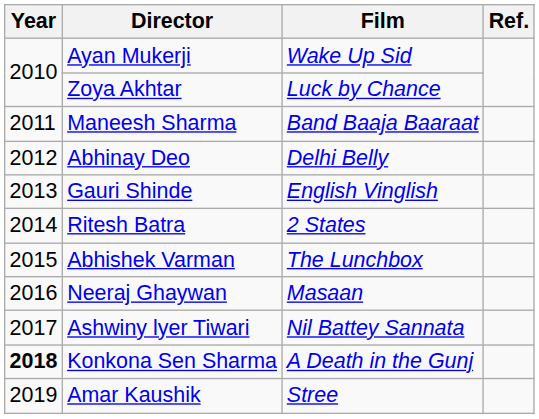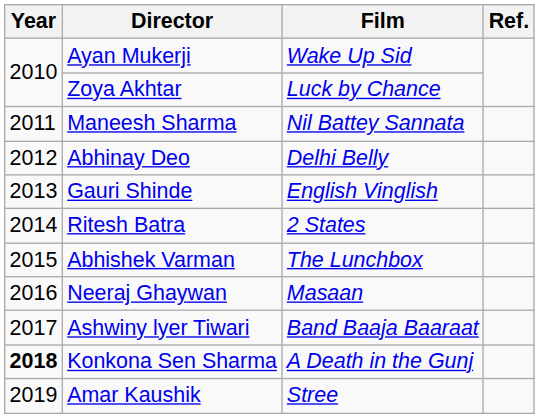(383, 123) Band Baaja Baaraat -> (376, 123) Nil Battey Sannata
(376, 327) Nil Battey Sannata -> (383, 327) Band Baaja Baaraat
